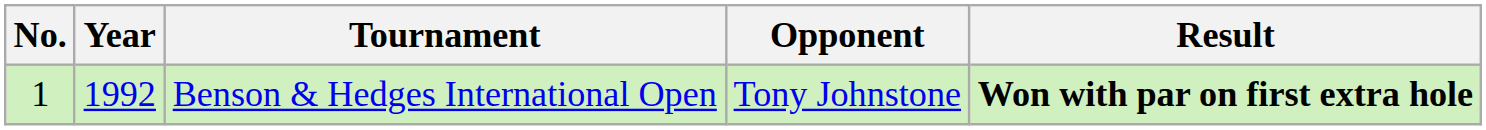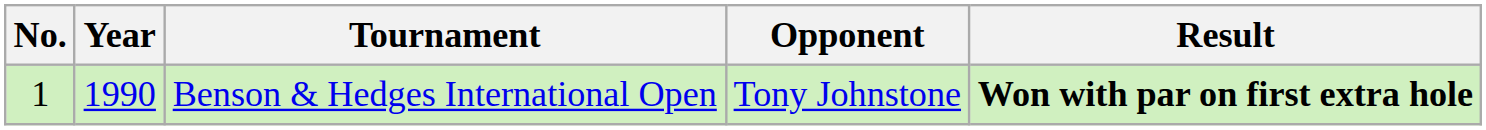(120, 94) 1992 -> (120, 94) 1990
